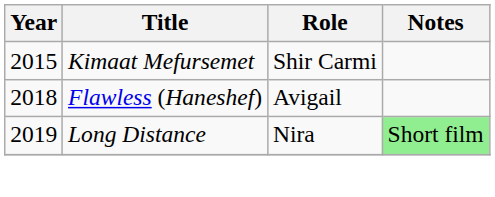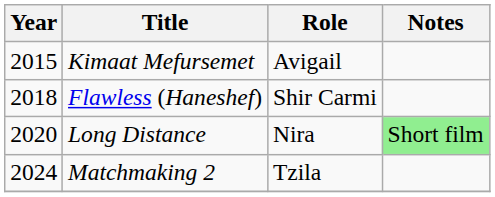(325, 60) Shir Carmi -> (307, 60) Avigail
(307, 97) Avigail -> (325, 97) Shir Carmi
(34, 135) 2019 -> (34, 135) 2020
+ row: (142, 172)
